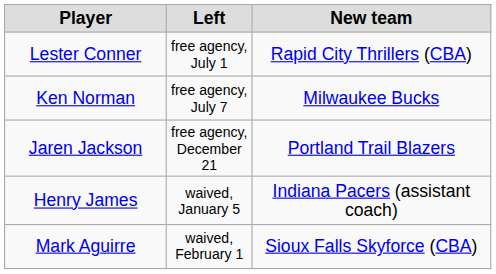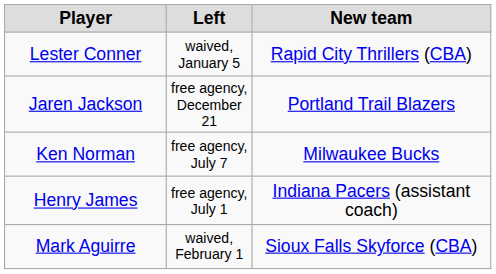(209, 54) free agency, July 1 -> (209, 54) waived, January 5
rows swapped: (86, 98) <-> (86, 148)
(209, 201) waived, January 5 -> (209, 201) free agency, July 1
